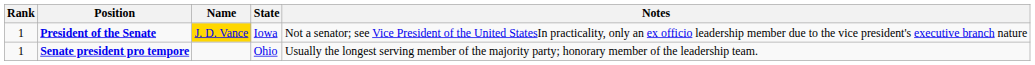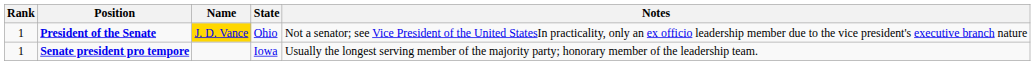(266, 32) Iowa -> (266, 32) Ohio
(266, 51) Ohio -> (266, 51) Iowa
